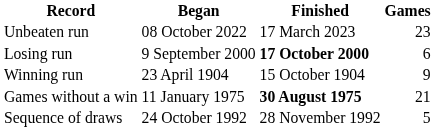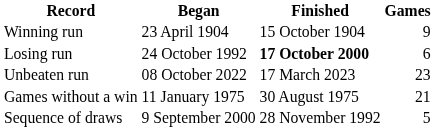rows swapped: (43, 75) <-> (46, 32)
(199, 53) 9 September 2000 -> (194, 53) 24 October 1992
(311, 97) bold -> (309, 97) normal
(194, 118) 24 October 1992 -> (199, 118) 9 September 2000
